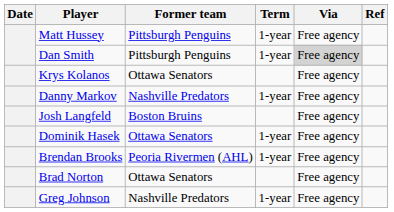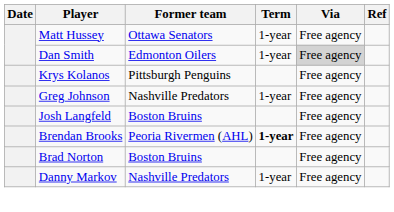(180, 34) Pittsburgh Penguins -> (170, 34) Ottawa Senators
(180, 55) Pittsburgh Penguins -> (172, 55) Edmonton Oilers
(170, 75) Ottawa Senators -> (180, 75) Pittsburgh Penguins
rows swapped: (78, 95) <-> (74, 197)
- row: (79, 136)
(275, 156) normal -> (276, 136) bold
(170, 177) Ottawa Senators -> (165, 156) Boston Bruins
